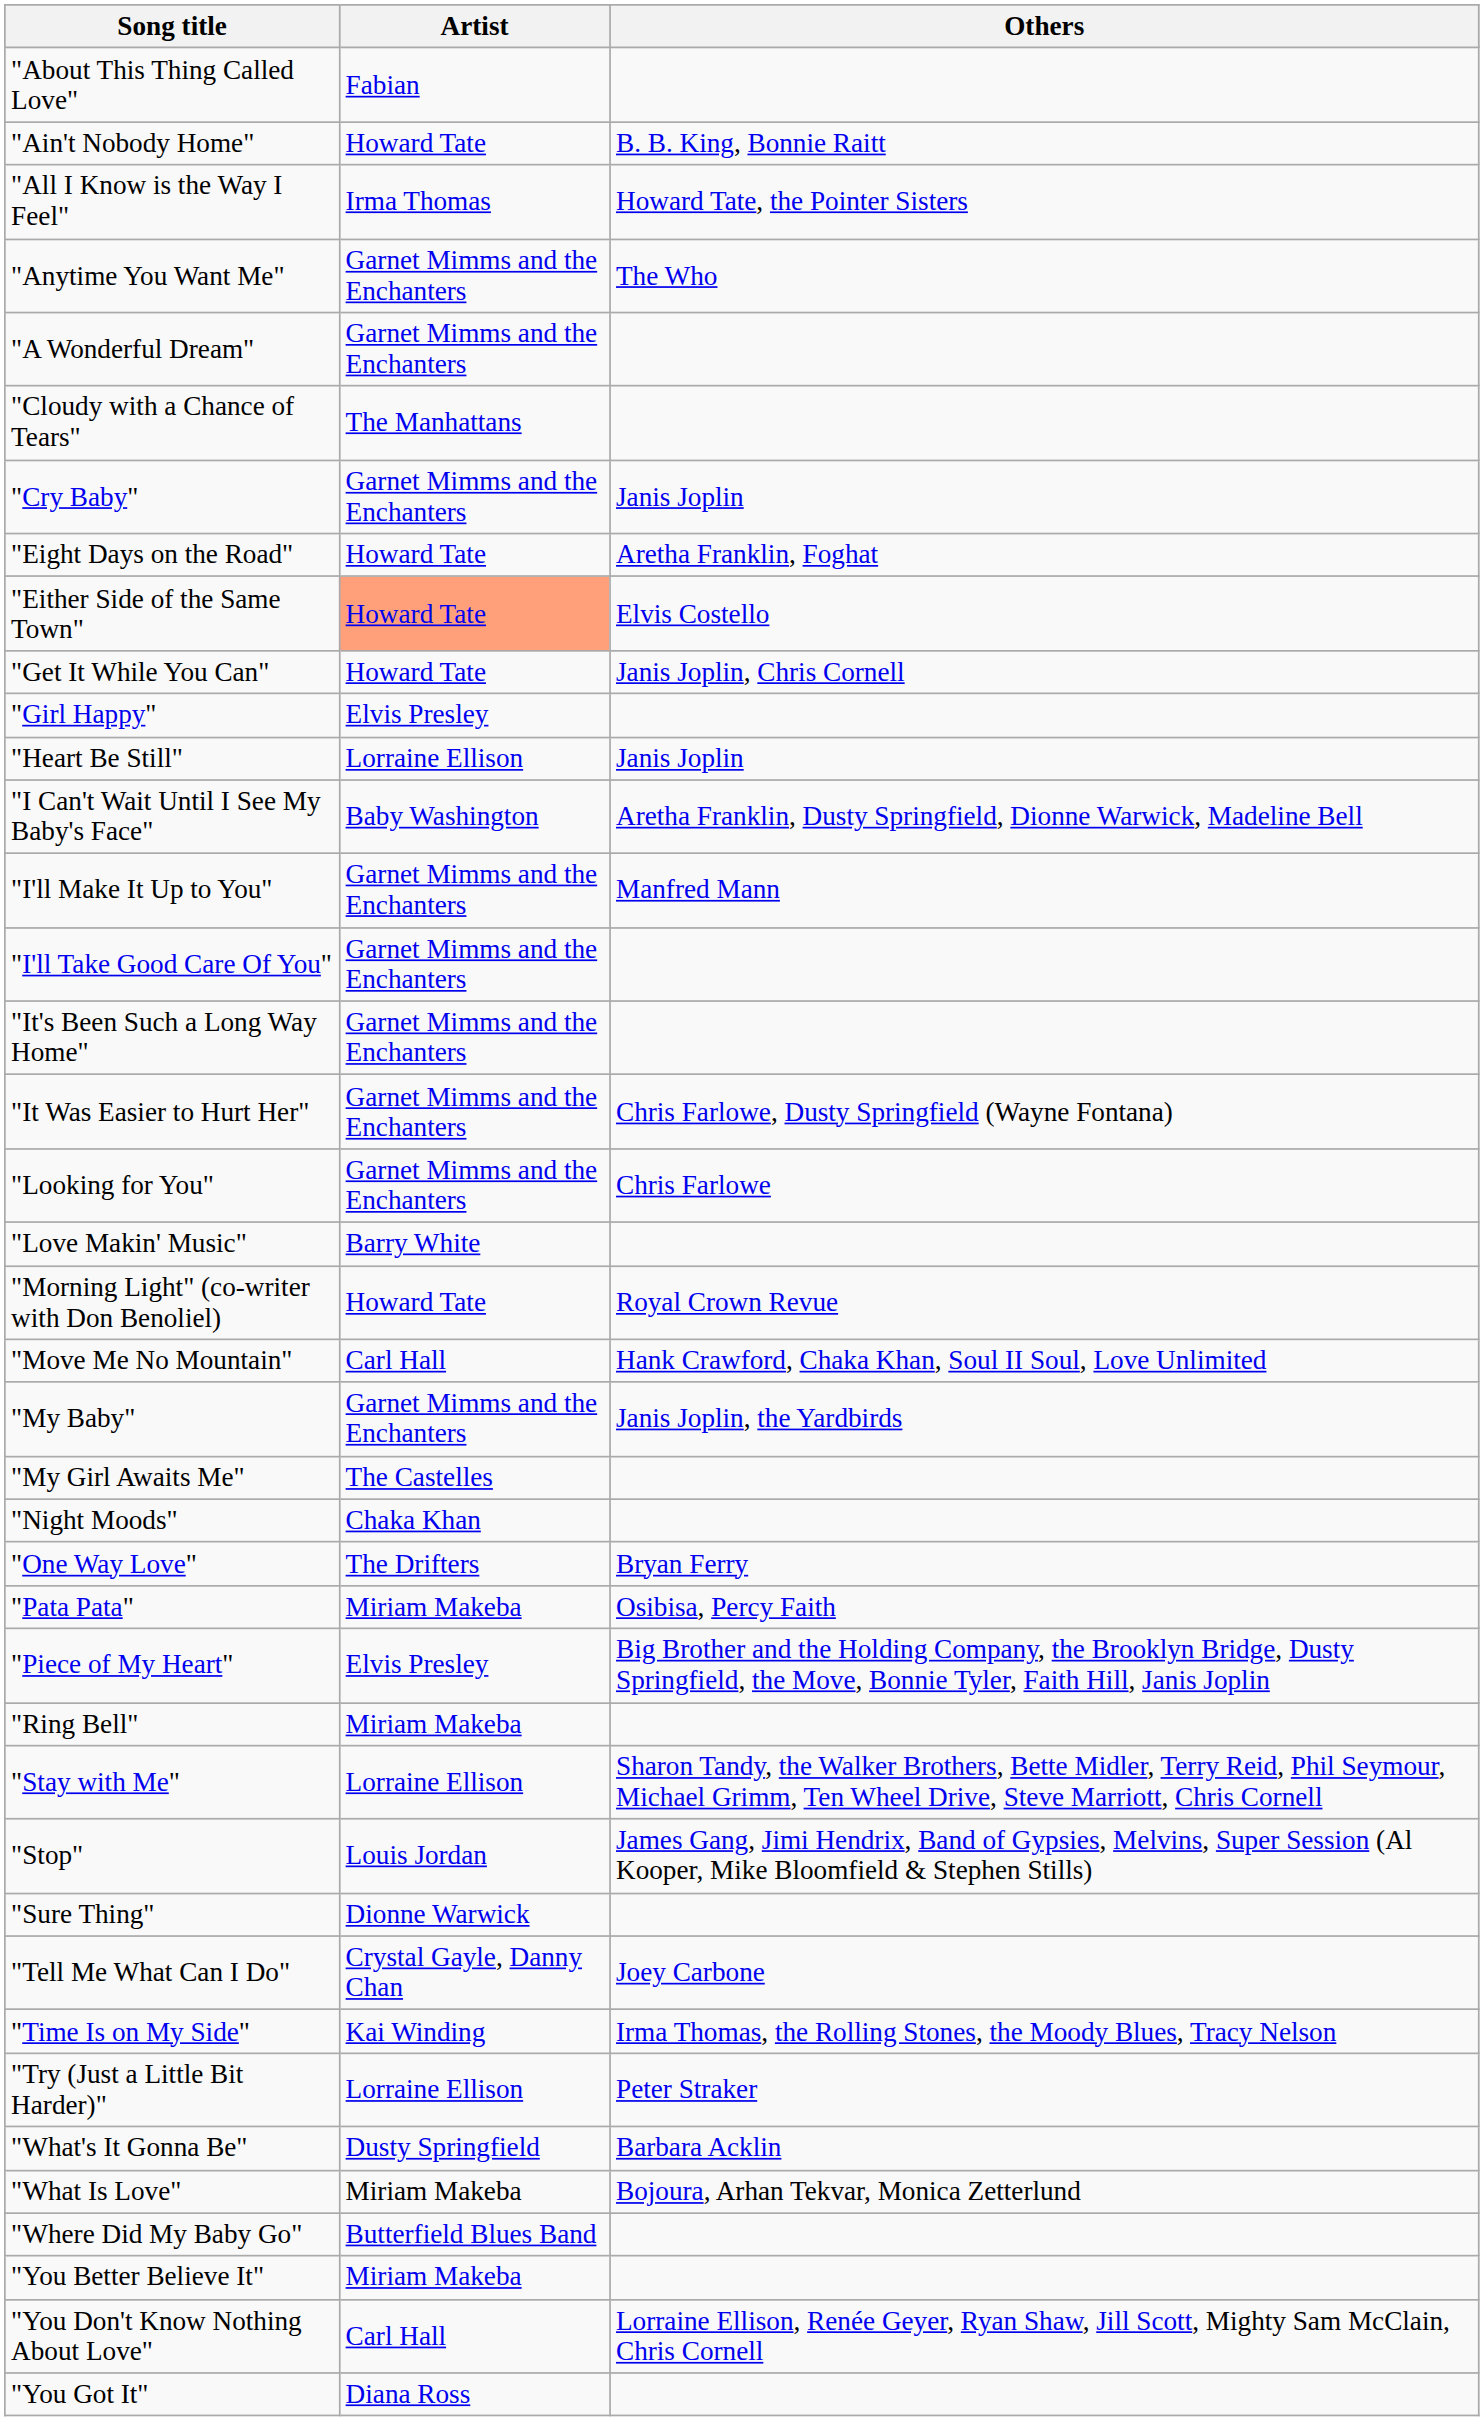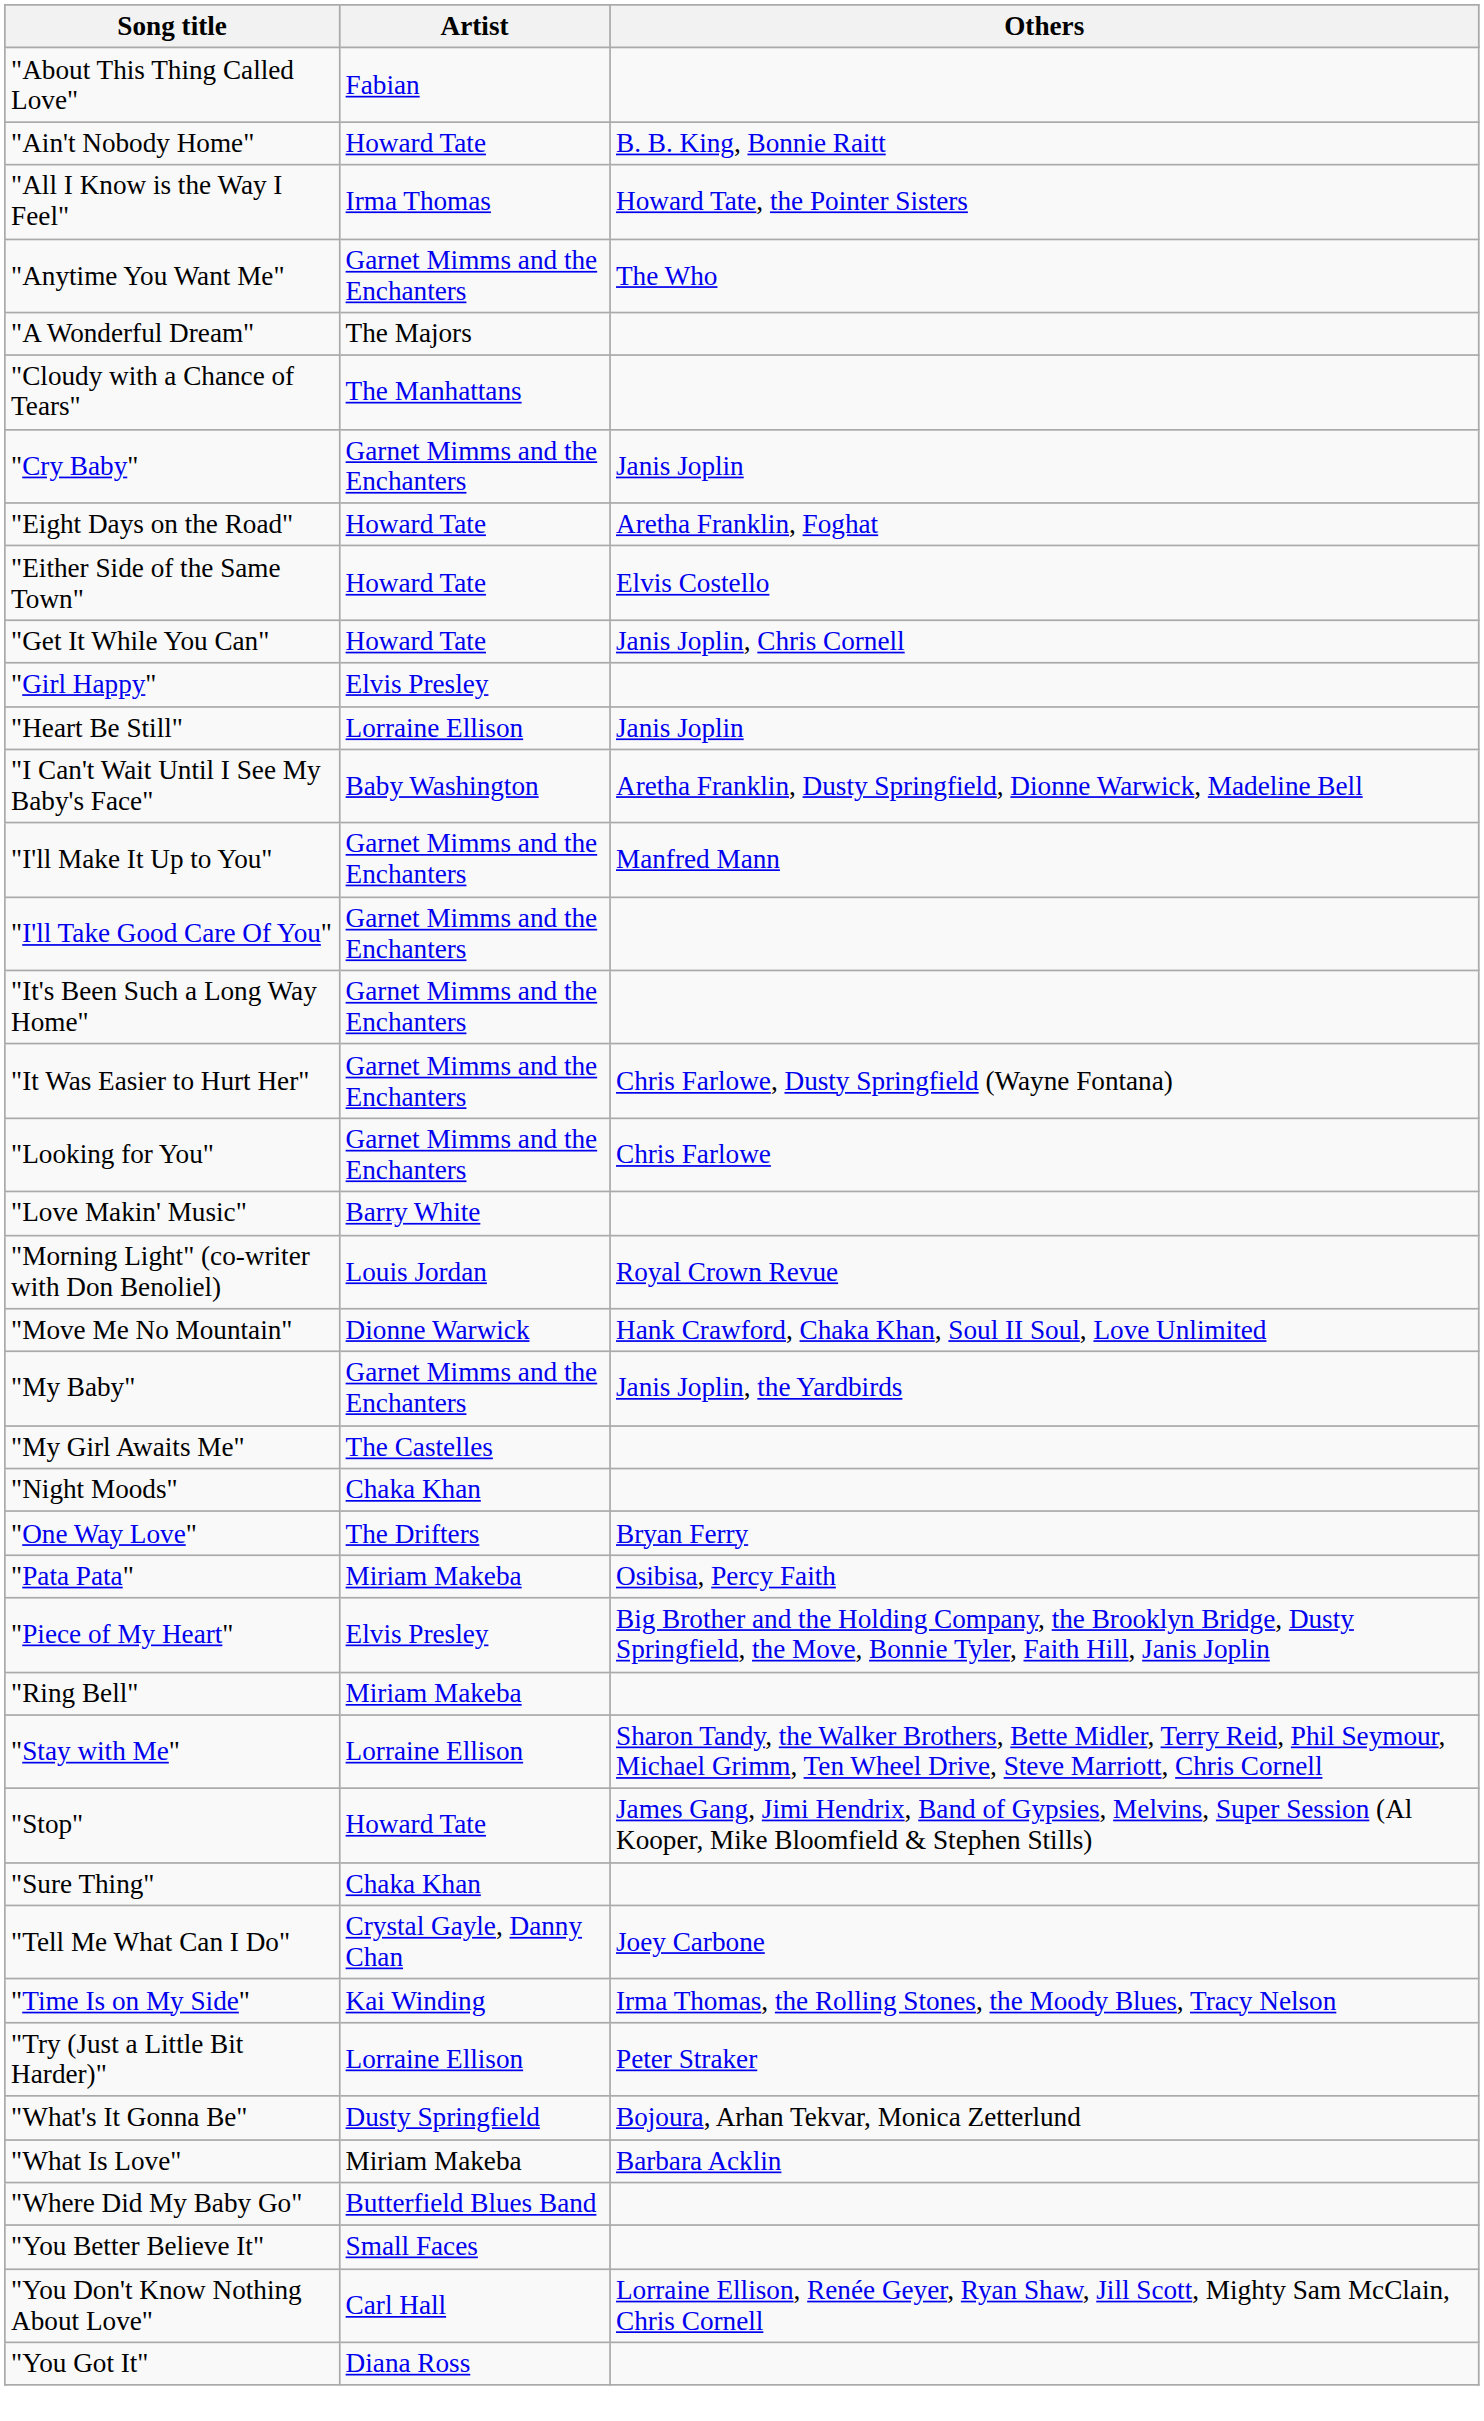(471, 348) Garnet Mimms and the Enchanters -> (409, 333) The Majors
(416, 613) lightsalmon background -> (416, 582) no background
(416, 1301) Howard Tate -> (416, 1271) Louis Jordan
(396, 1360) Carl Hall -> (438, 1329) Dionne Warwick
(416, 1855) Louis Jordan -> (416, 1825) Howard Tate
(438, 1914) Dionne Warwick -> (413, 1883) Chaka Khan
(699, 2147) Barbara Acklin -> (848, 2117) Bojoura, Arhan Tekvar, Monica Zetterlund
(848, 2191) Bojoura, Arhan Tekvar, Monica Zetterlund -> (699, 2160) Barbara Acklin
(434, 2277) Miriam Makeba -> (412, 2246) Small Faces
